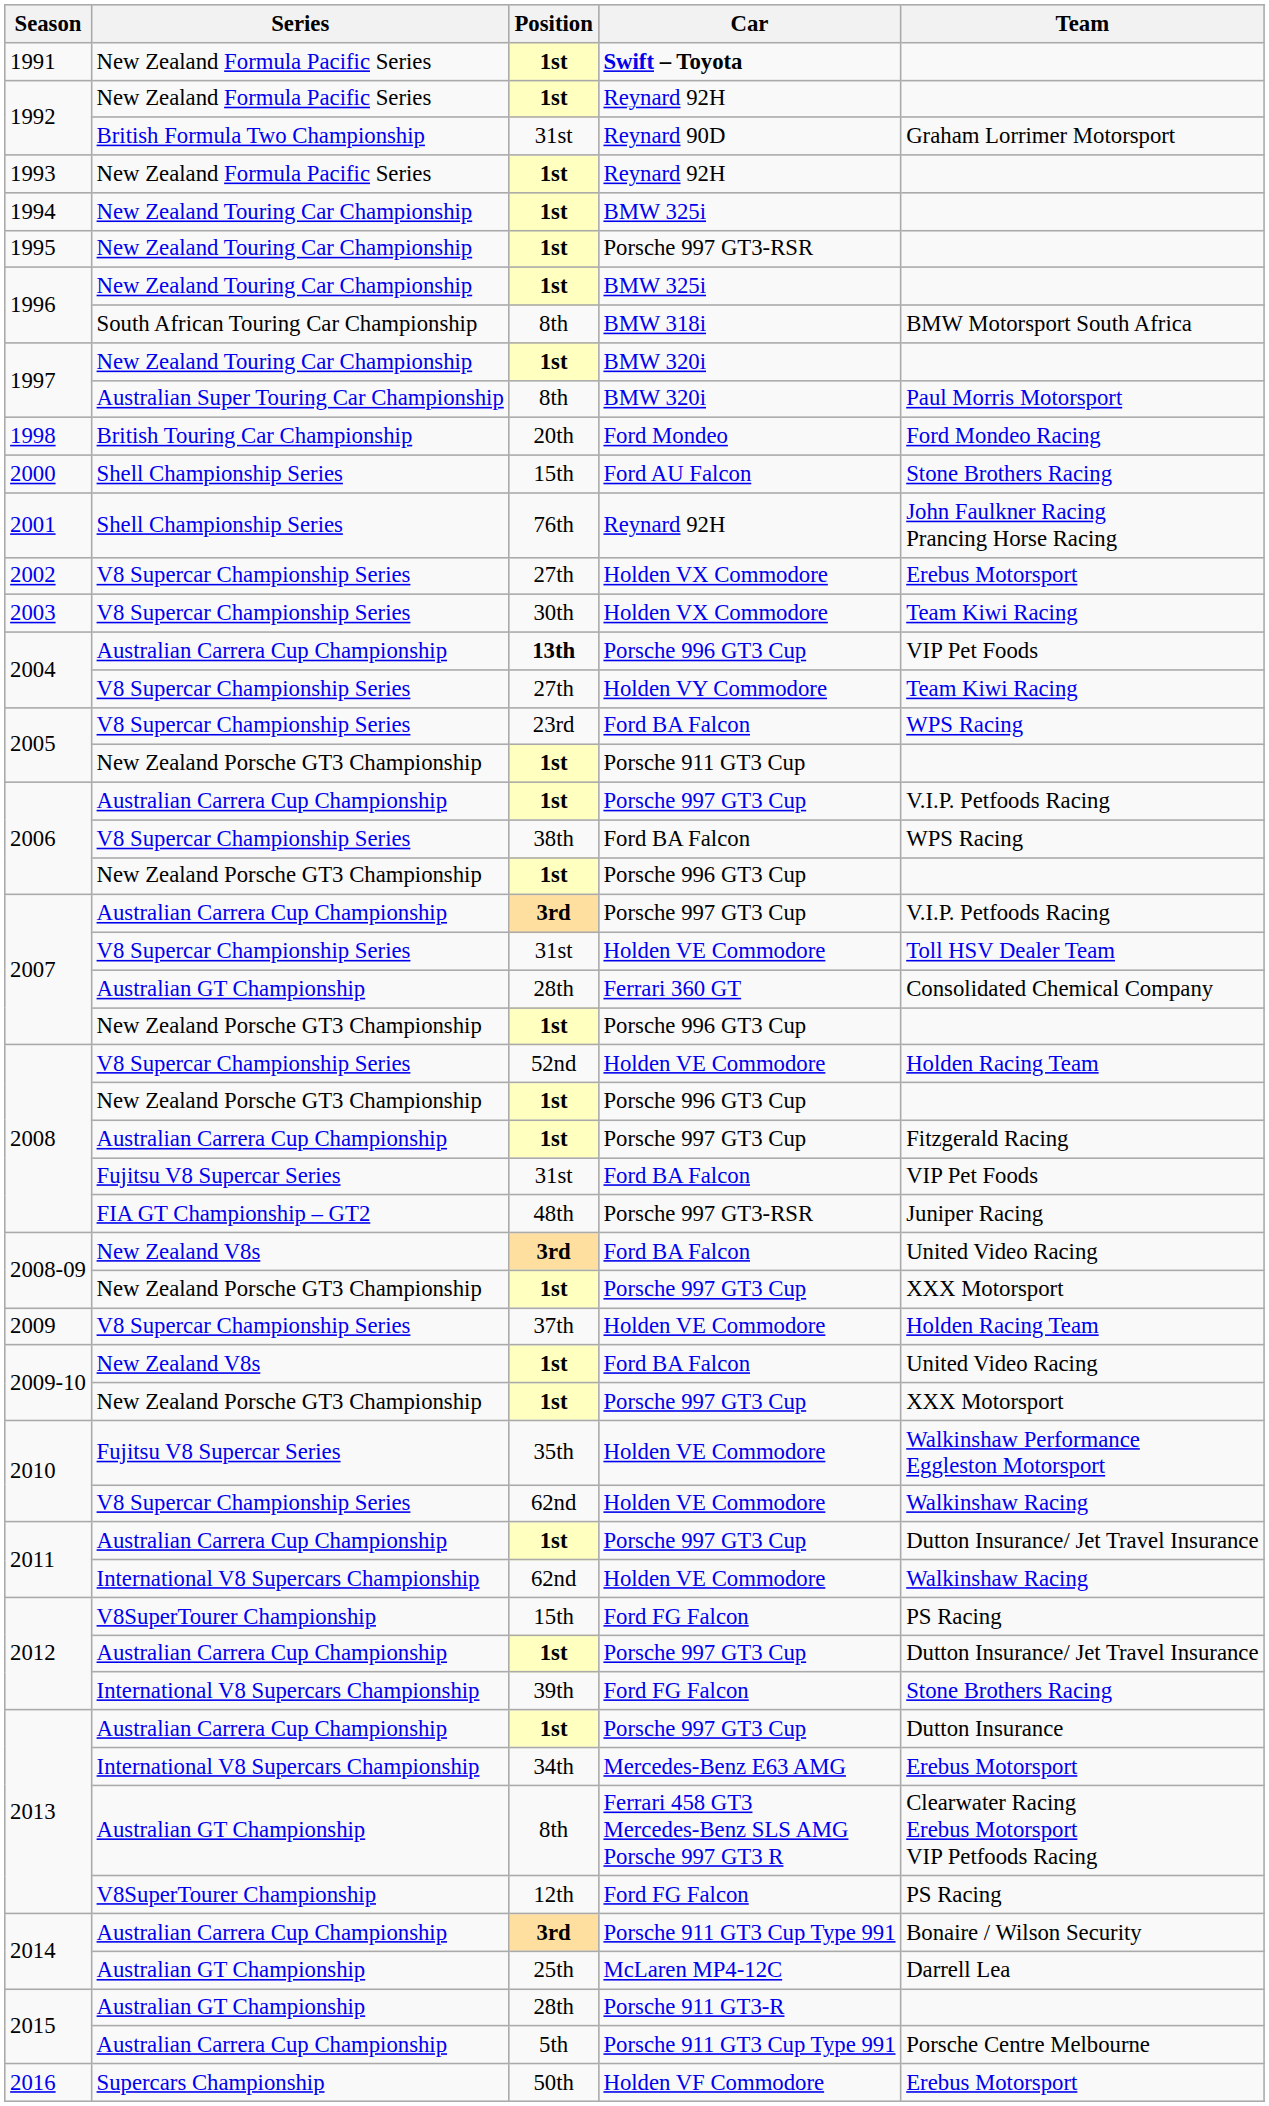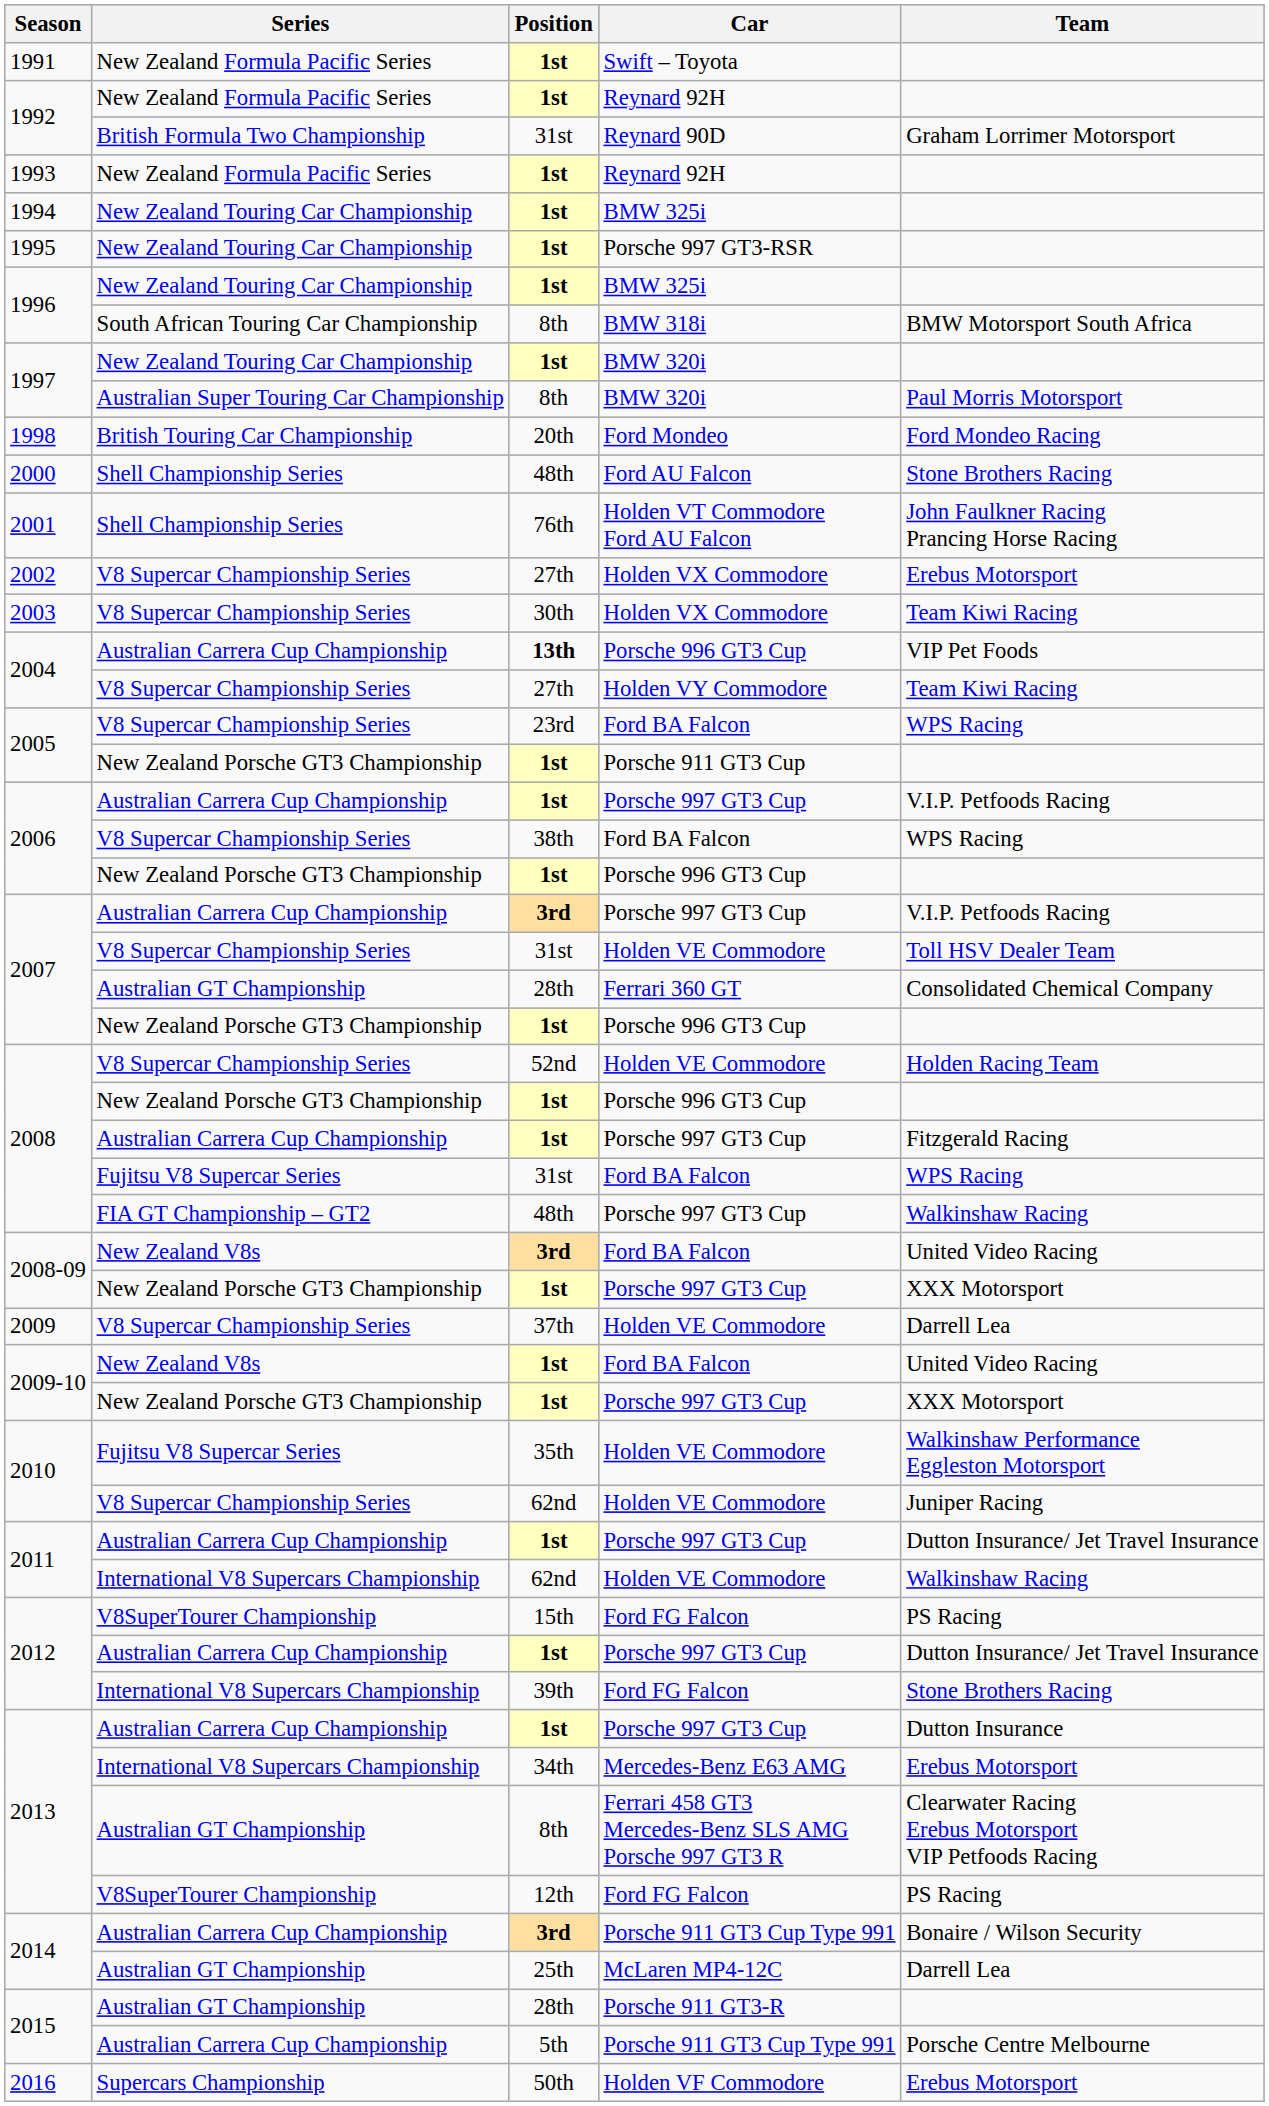(673, 61) bold -> (671, 61) normal
(554, 473) 15th -> (554, 473) 48th
(664, 524) Reynard 92H -> (714, 524) Holden VT Commodore Ford AU Falcon
(972, 1176) VIP Pet Foods -> (965, 1176) WPS Racing
(708, 1213) Porsche 997 GT3-RSR -> (705, 1213) Porsche 997 GT3 Cup
(975, 1213) Juniper Racing -> (997, 1213) Walkinshaw Racing
(1002, 1326) Holden Racing Team -> (958, 1326) Darrell Lea
(997, 1503) Walkinshaw Racing -> (975, 1503) Juniper Racing
